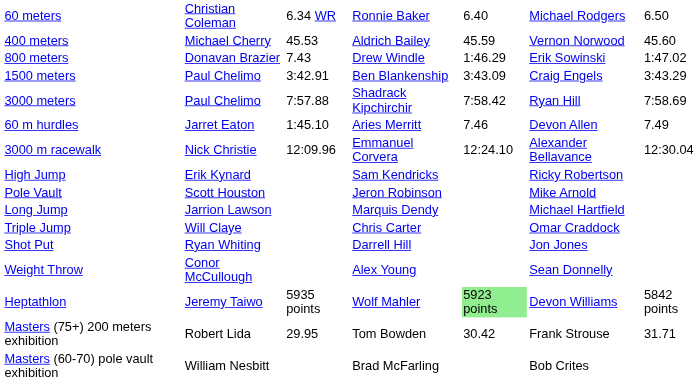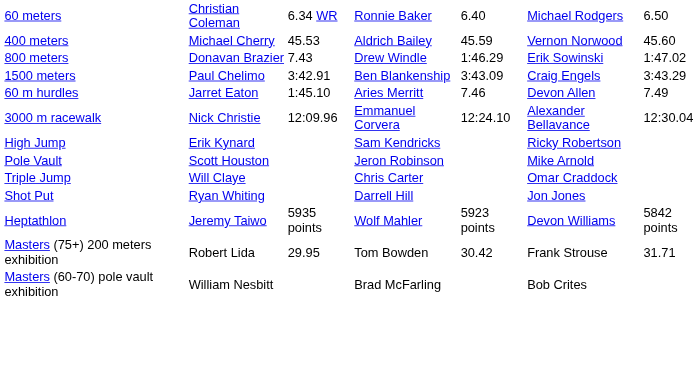- row: (40, 100)
- row: (36, 210)
- row: (44, 270)
(480, 302) lightgreen background -> (478, 220) no background
